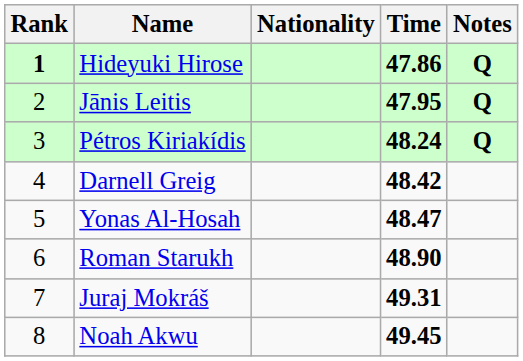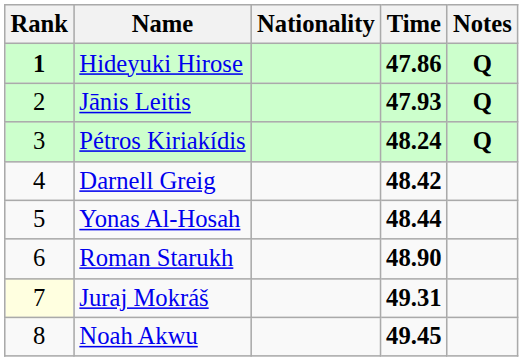(414, 102) 47.95 -> (414, 102) 47.93
(414, 219) 48.47 -> (414, 219) 48.44
(39, 297) no background -> (39, 297) lightyellow background
